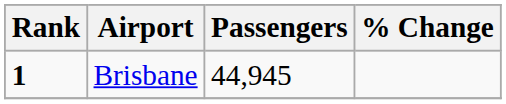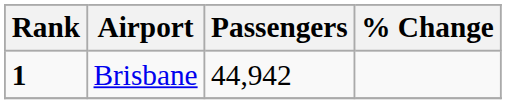(251, 74) 44,945 -> (251, 74) 44,942
